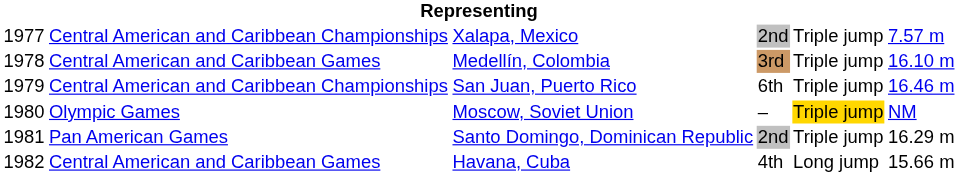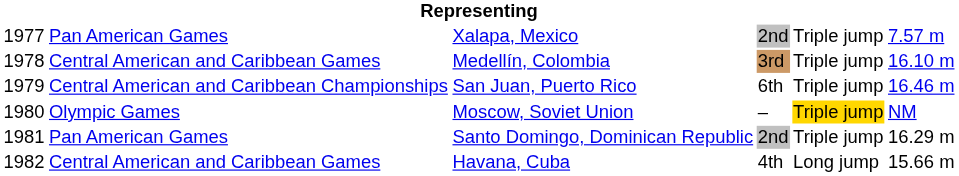(248, 36) Central American and Caribbean Championships -> (138, 36) Pan American Games
